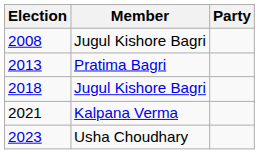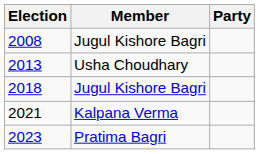(120, 64) Pratima Bagri -> (131, 64) Usha Choudhary
(131, 137) Usha Choudhary -> (120, 137) Pratima Bagri
